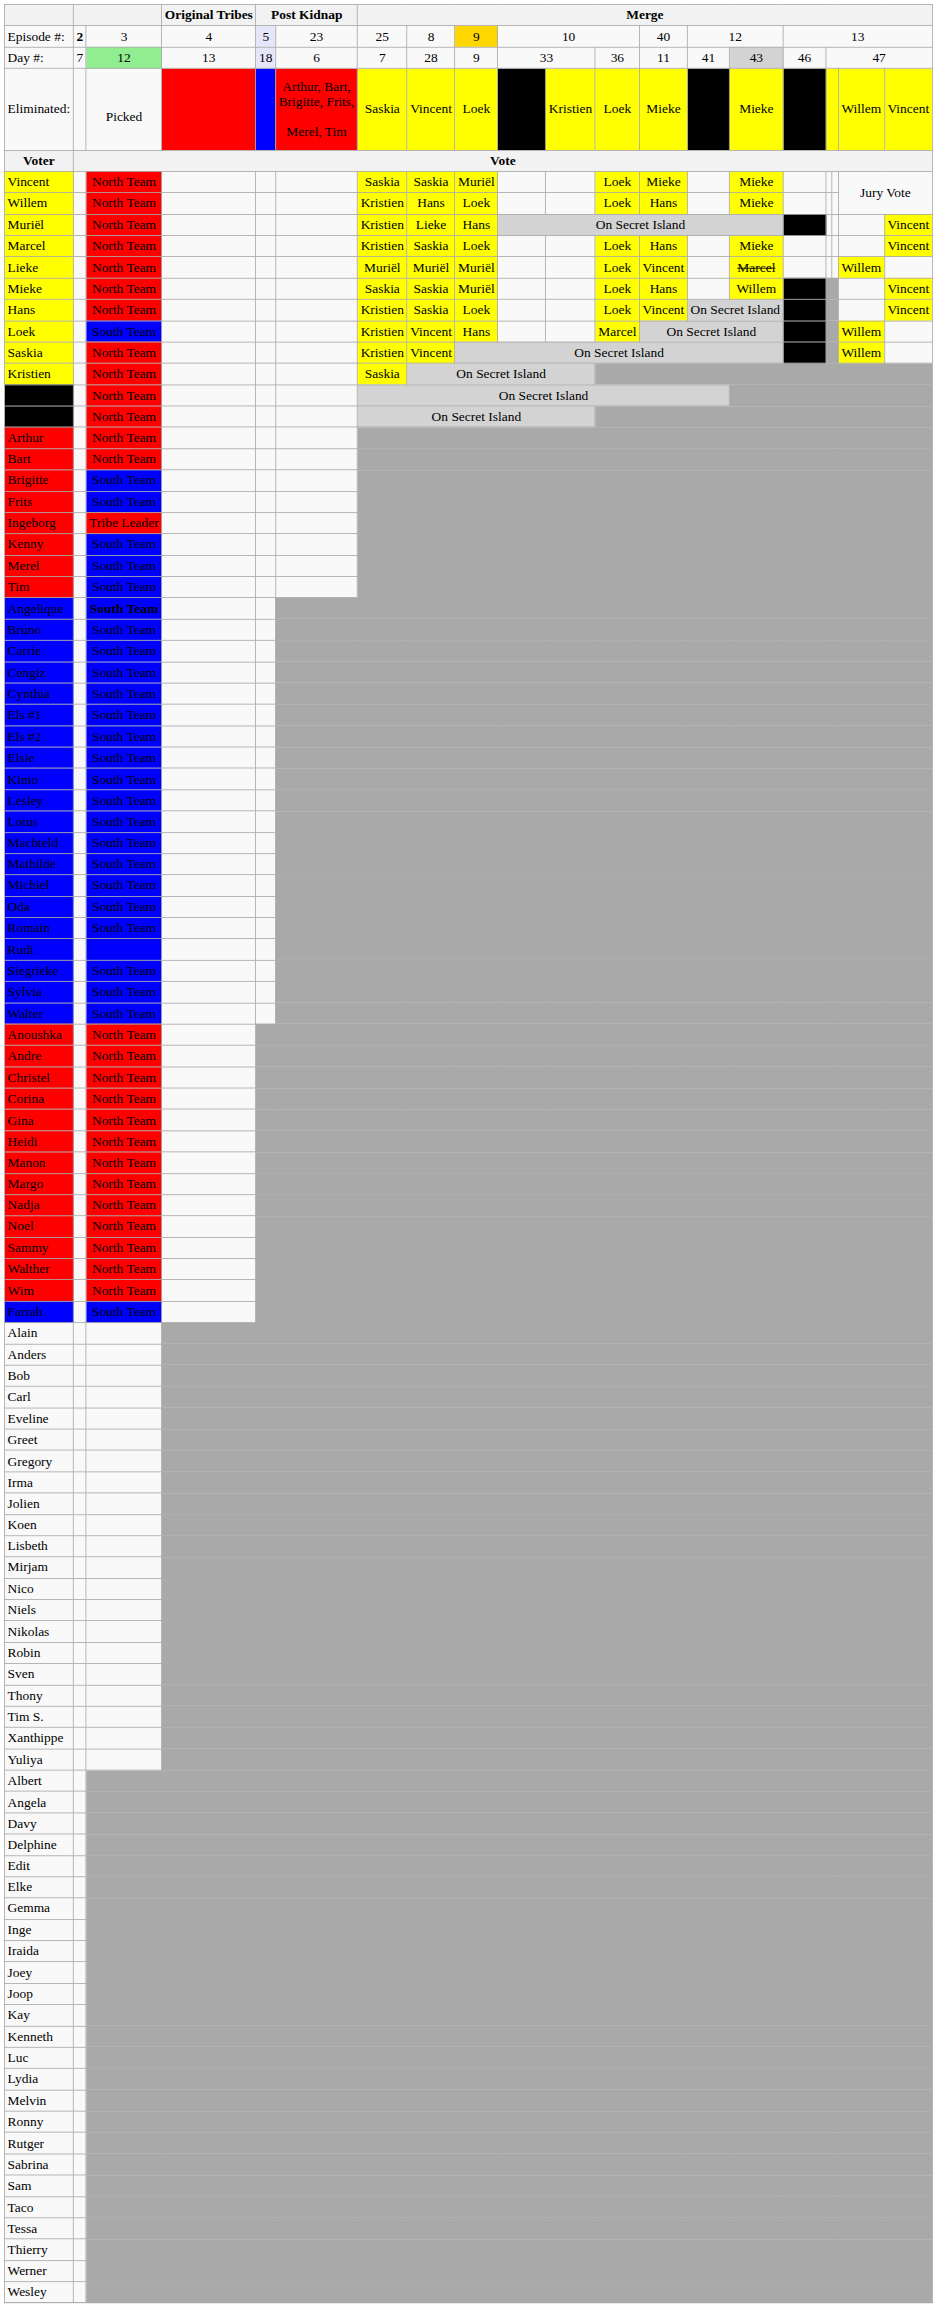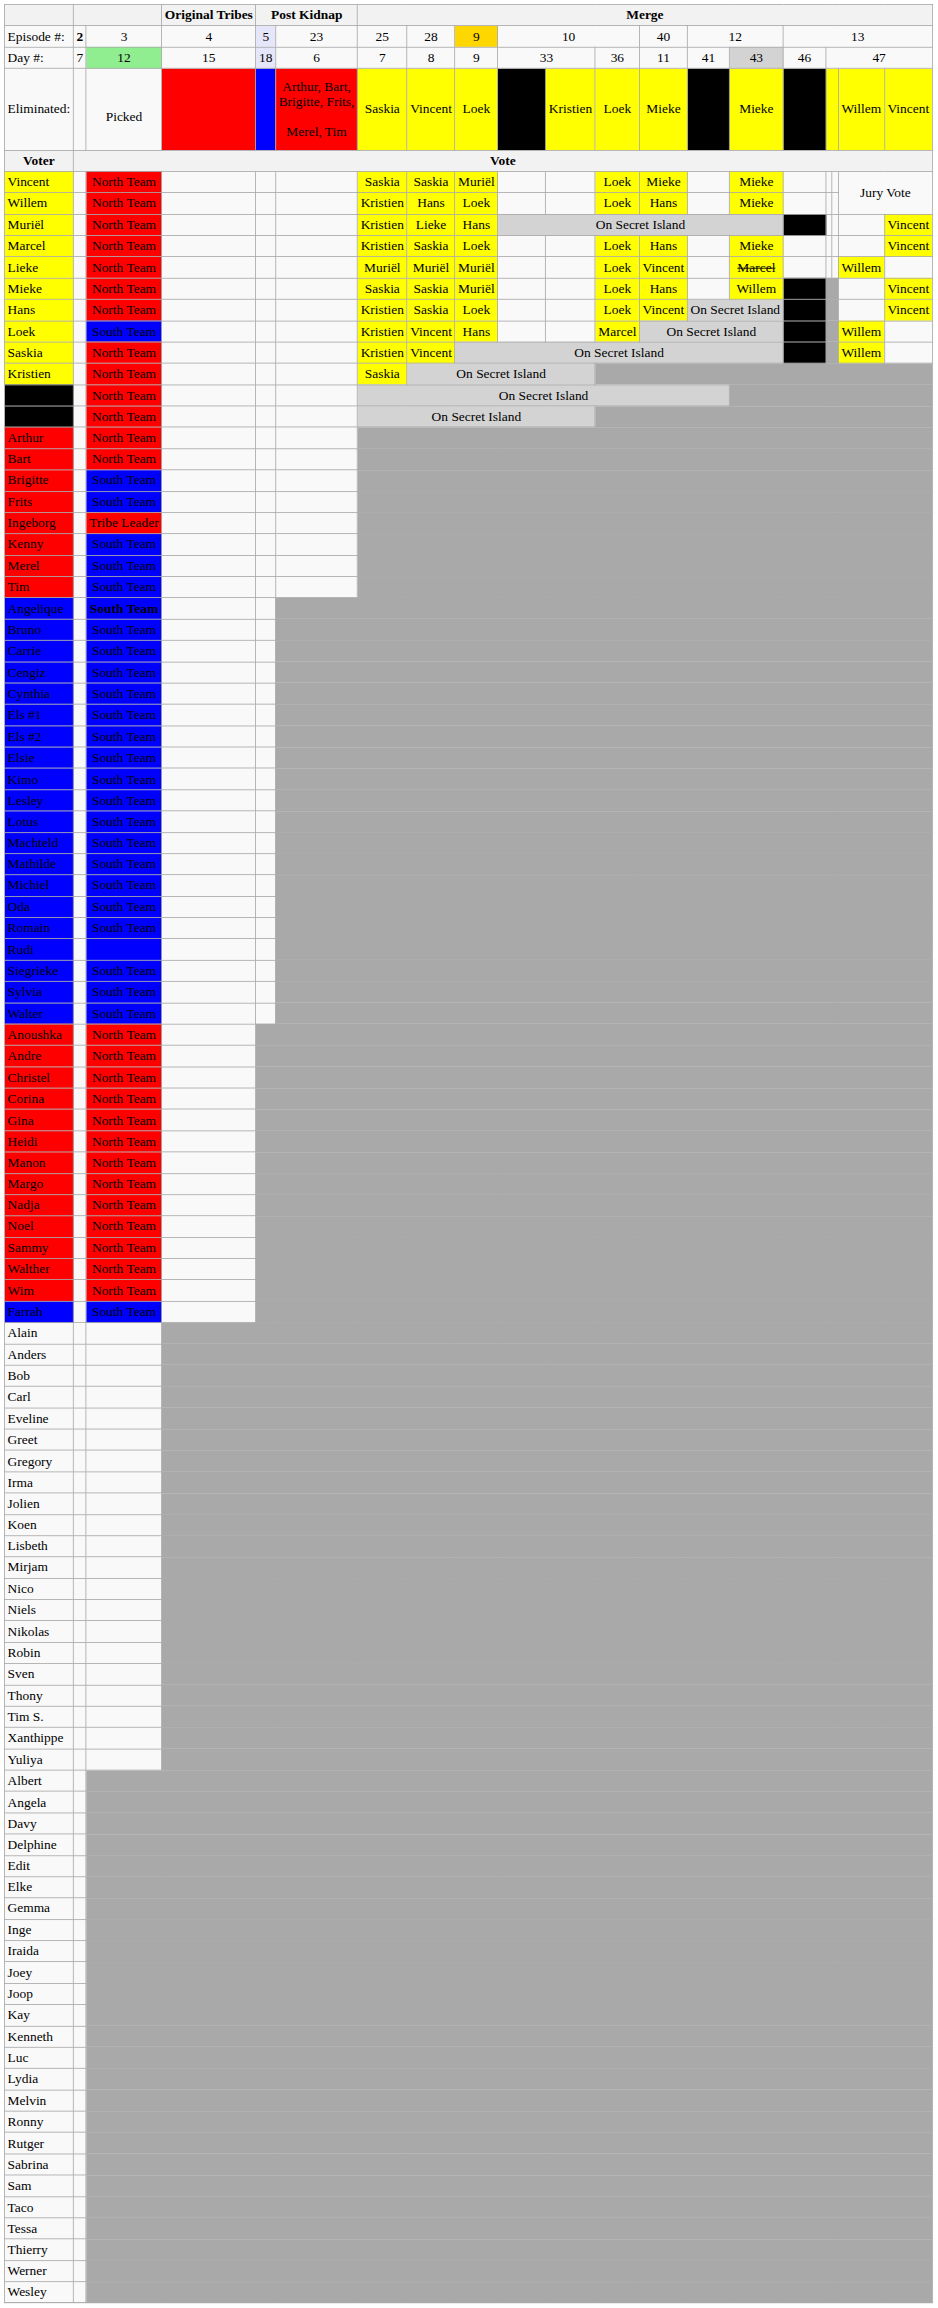(431, 36) 8 -> (431, 36) 28
(209, 57) 13 -> (209, 57) 15
(431, 57) 28 -> (431, 57) 8
